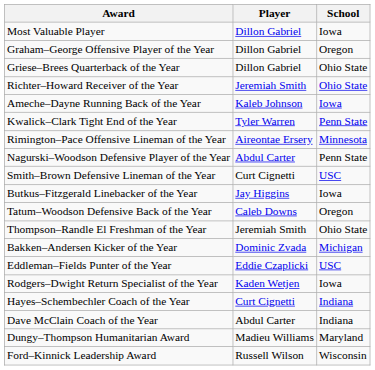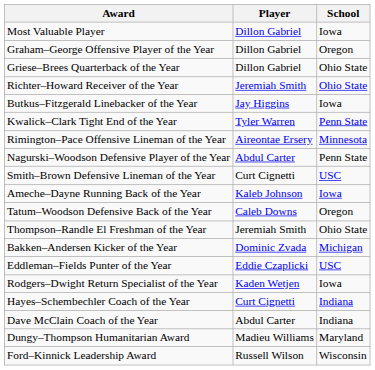rows swapped: (104, 103) <-> (102, 193)
